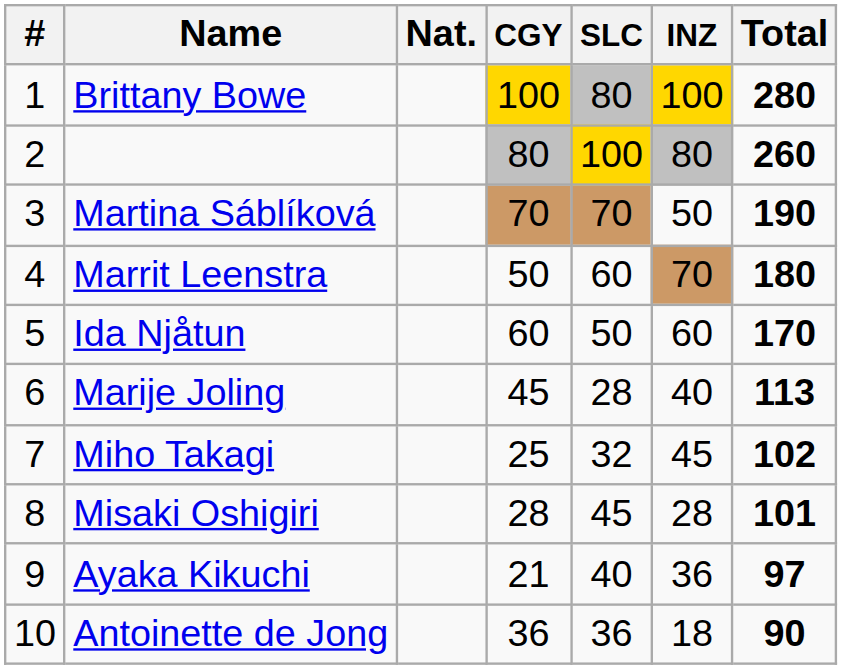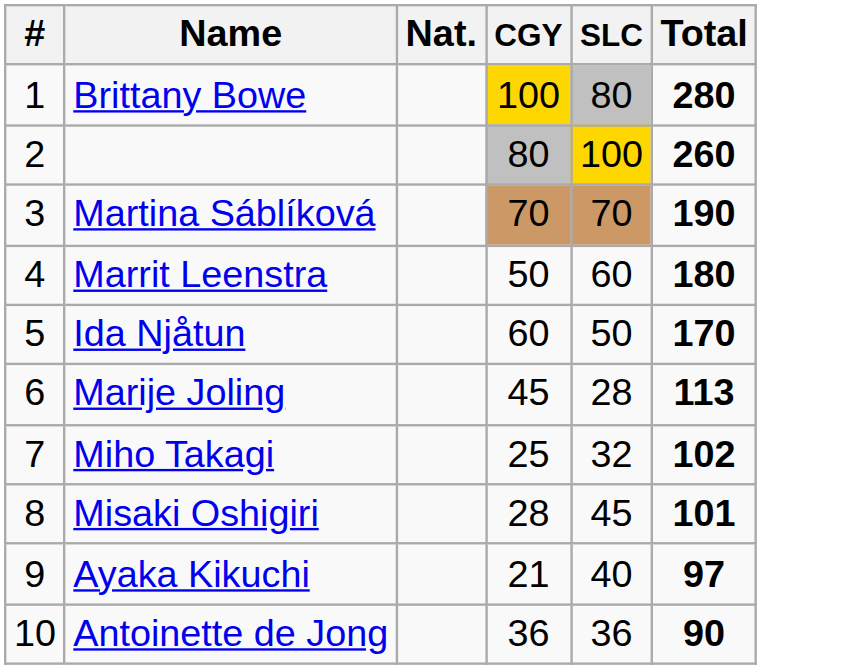- column: (692, 36)
